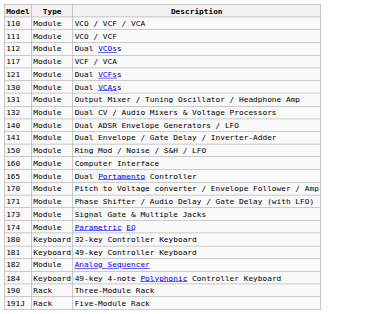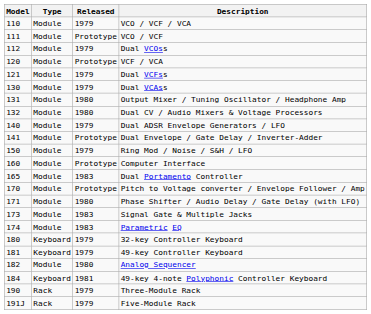+ column: (96, 11)
(13, 62) 117 -> (13, 62) 120
